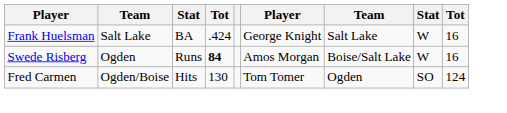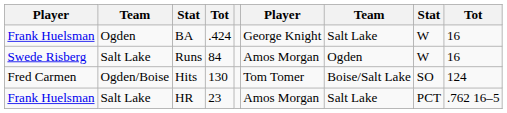(126, 35) Salt Lake -> (118, 35) Ogden
(118, 56) Ogden -> (126, 56) Salt Lake
(215, 56) bold -> (215, 56) normal
(369, 56) Boise/Salt Lake -> (345, 56) Ogden
(345, 77) Ogden -> (369, 77) Boise/Salt Lake
+ row: (184, 98)
